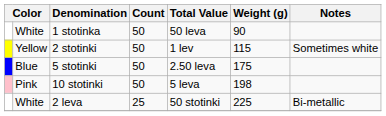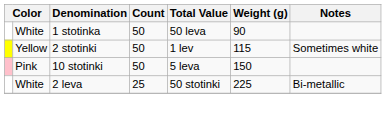- row: (74, 66)
(242, 84) 198 -> (242, 66) 150
